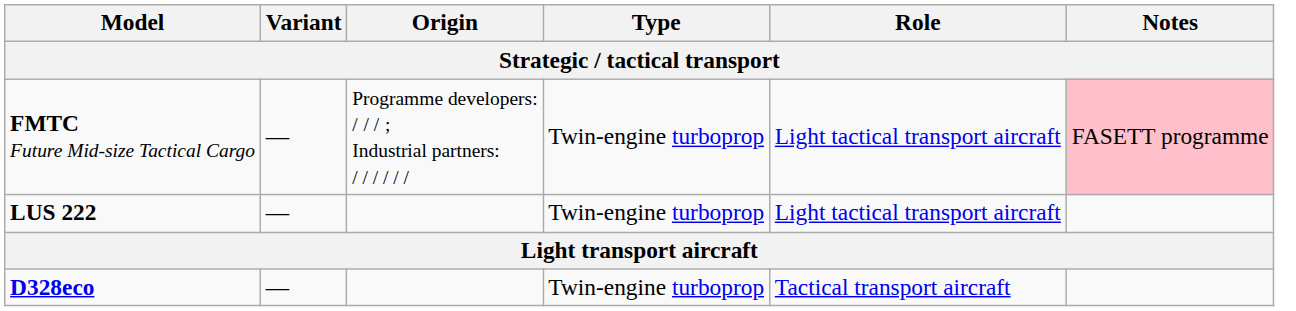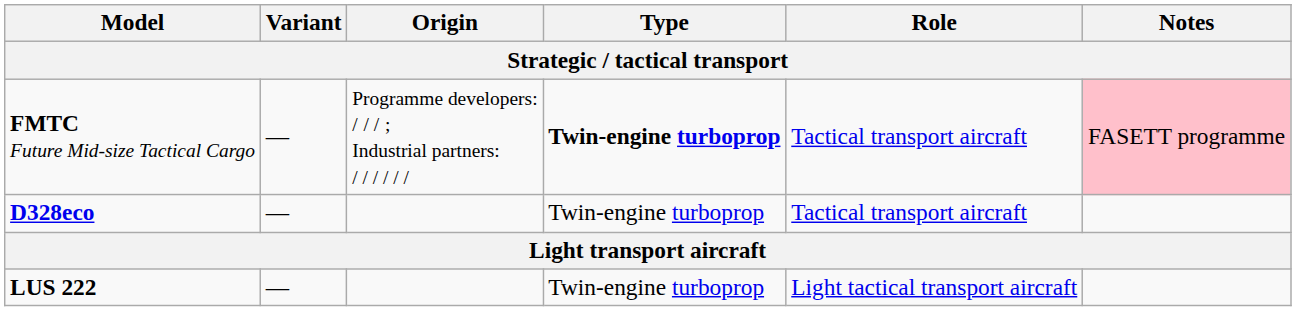(656, 136) normal -> (664, 136) bold
(918, 136) Light tactical transport aircraft -> (909, 136) Tactical transport aircraft
rows swapped: (52, 287) <-> (53, 213)
